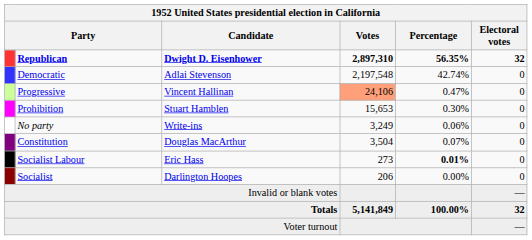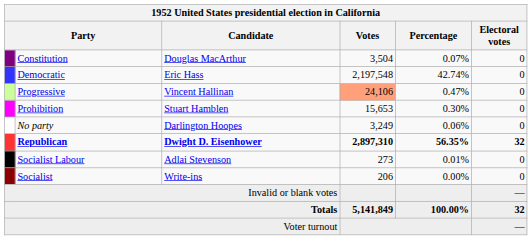rows swapped: (42, 58) <-> (43, 142)
(198, 75) Adlai Stevenson -> (184, 75) Eric Hass
(183, 125) Write-ins -> (203, 125) Darlington Hoopes
(184, 159) Eric Hass -> (198, 159) Adlai Stevenson
(455, 159) bold -> (456, 159) normal
(203, 176) Darlington Hoopes -> (183, 176) Write-ins
